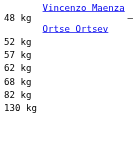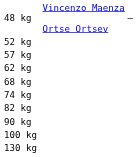+ row: (18, 95)
+ row: (18, 121)
+ row: (21, 135)
